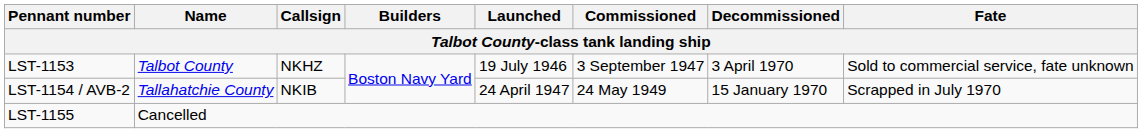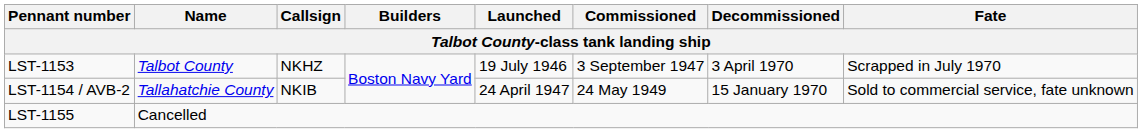(990, 66) Sold to commercial service, fate unknown -> (924, 66) Scrapped in July 1970
(924, 90) Scrapped in July 1970 -> (990, 90) Sold to commercial service, fate unknown
